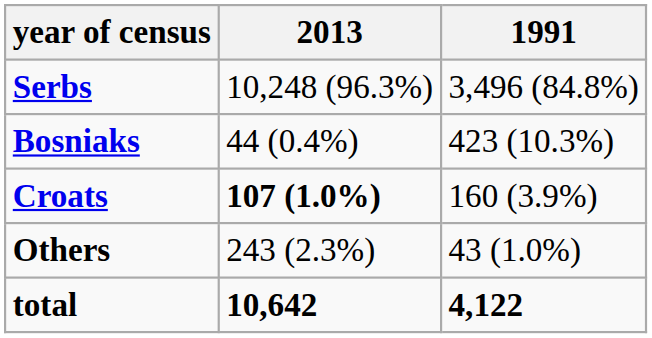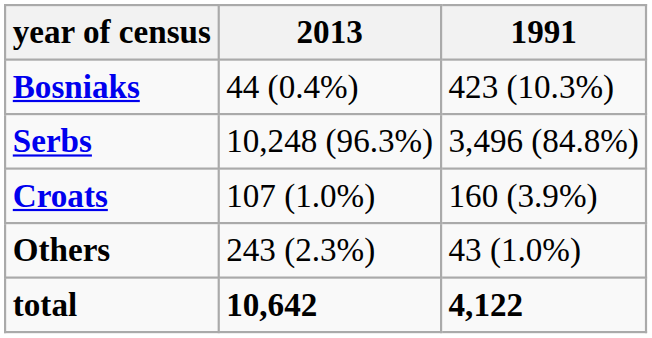rows swapped: (52, 86) <-> (76, 141)
(303, 195) bold -> (301, 195) normal
